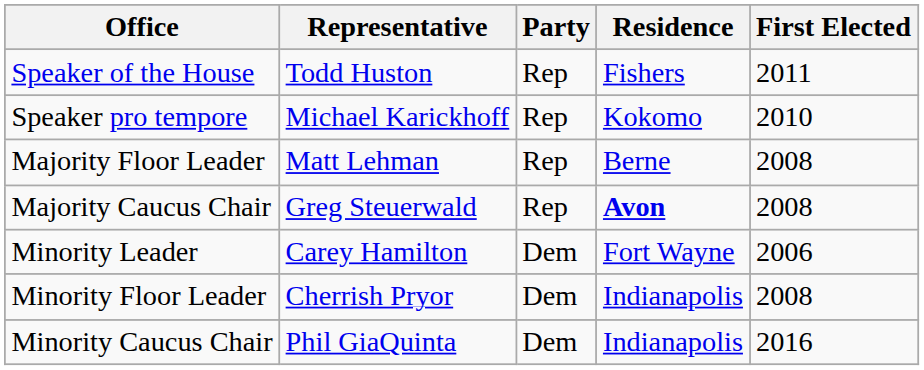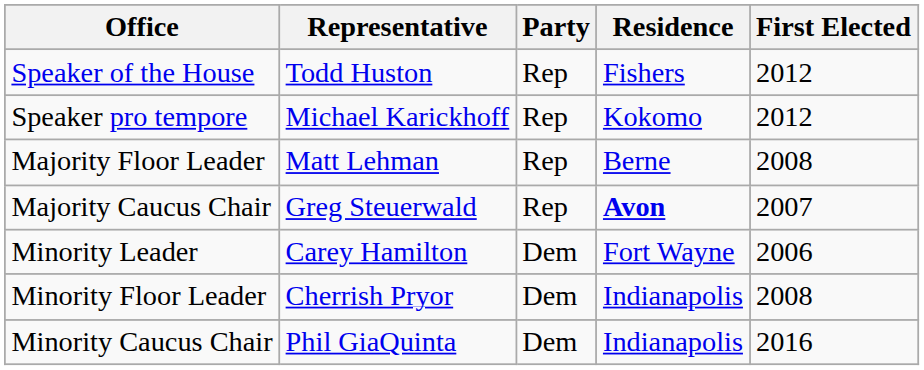(784, 71) 2011 -> (784, 71) 2012
(784, 116) 2010 -> (784, 116) 2012
(784, 206) 2008 -> (784, 206) 2007
